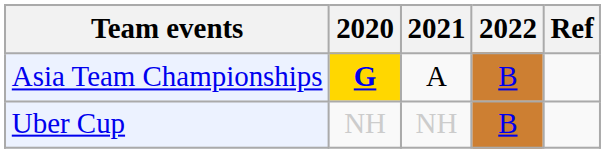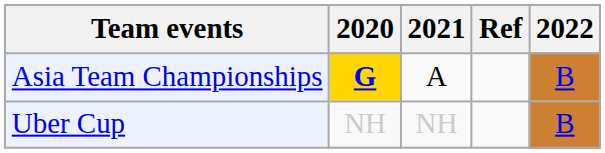columns swapped: (508, 28) <-> (572, 28)
